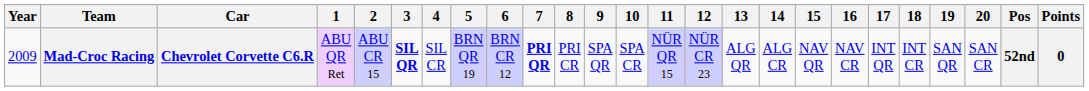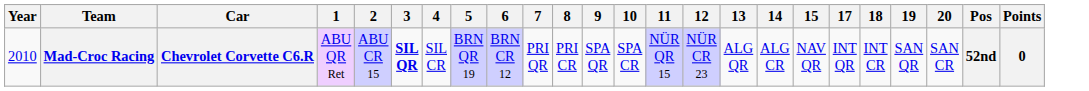- column: (850, 15)
(22, 56) 2009 -> (22, 56) 2010
(539, 56) bold -> (538, 56) normal
